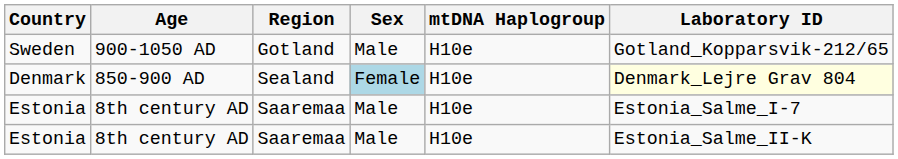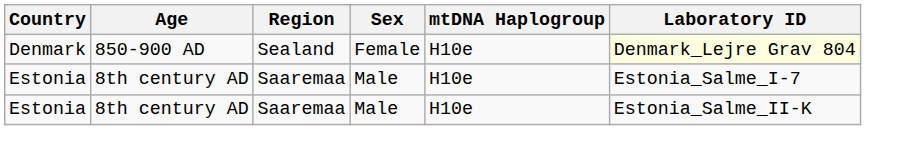- row: (42, 50)
(387, 79) lightblue background -> (387, 50) no background
